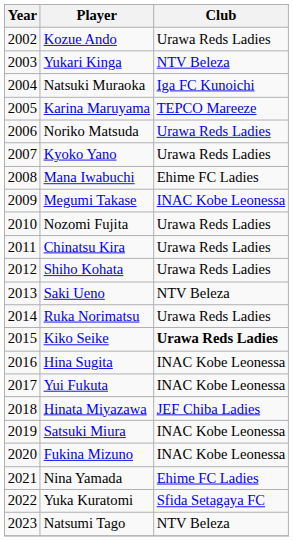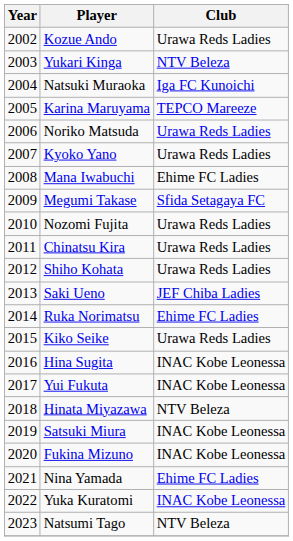(221, 200) INAC Kobe Leonessa -> (211, 200) Sfida Setagaya FC
(193, 293) NTV Beleza -> (208, 293) JEF Chiba Ladies
(214, 316) Urawa Reds Ladies -> (208, 316) Ehime FC Ladies
(217, 339) bold -> (214, 339) normal
(208, 408) JEF Chiba Ladies -> (193, 408) NTV Beleza
(211, 500) Sfida Setagaya FC -> (221, 500) INAC Kobe Leonessa
